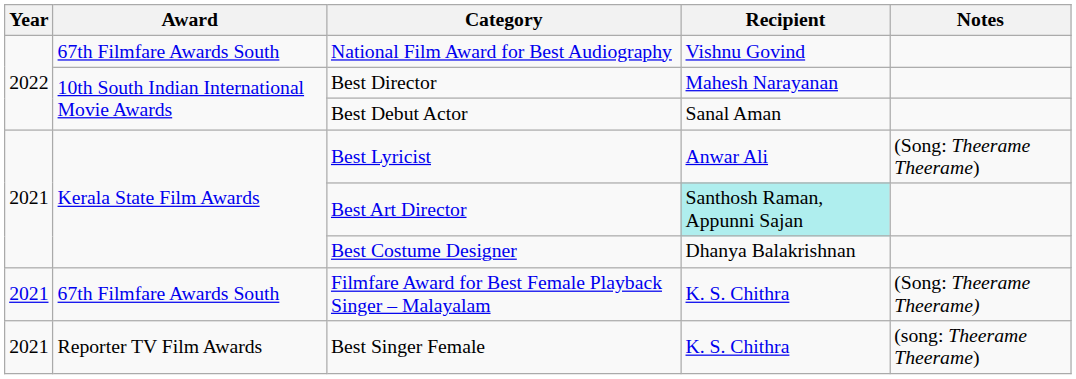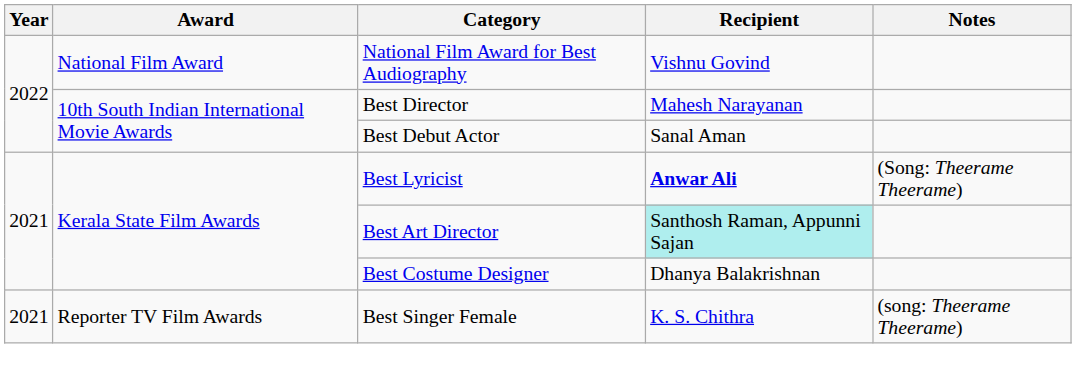(168, 51) 67th Filmfare Awards South -> (140, 62) National Film Award
(727, 156) normal -> (693, 178) bold
- row: (496, 293)
